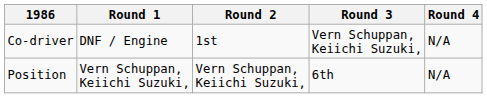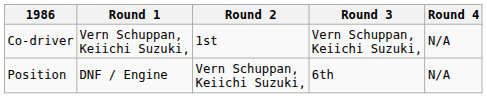(124, 41) DNF / Engine -> (135, 41) Vern Schuppan, Keiichi Suzuki,
(135, 75) Vern Schuppan, Keiichi Suzuki, -> (124, 75) DNF / Engine
